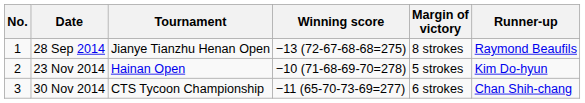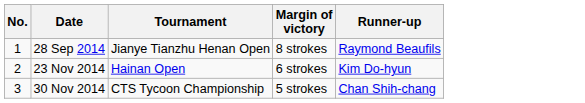- column: (341, 22)
(438, 69) 5 strokes -> (301, 69) 6 strokes
(438, 89) 6 strokes -> (301, 89) 5 strokes
